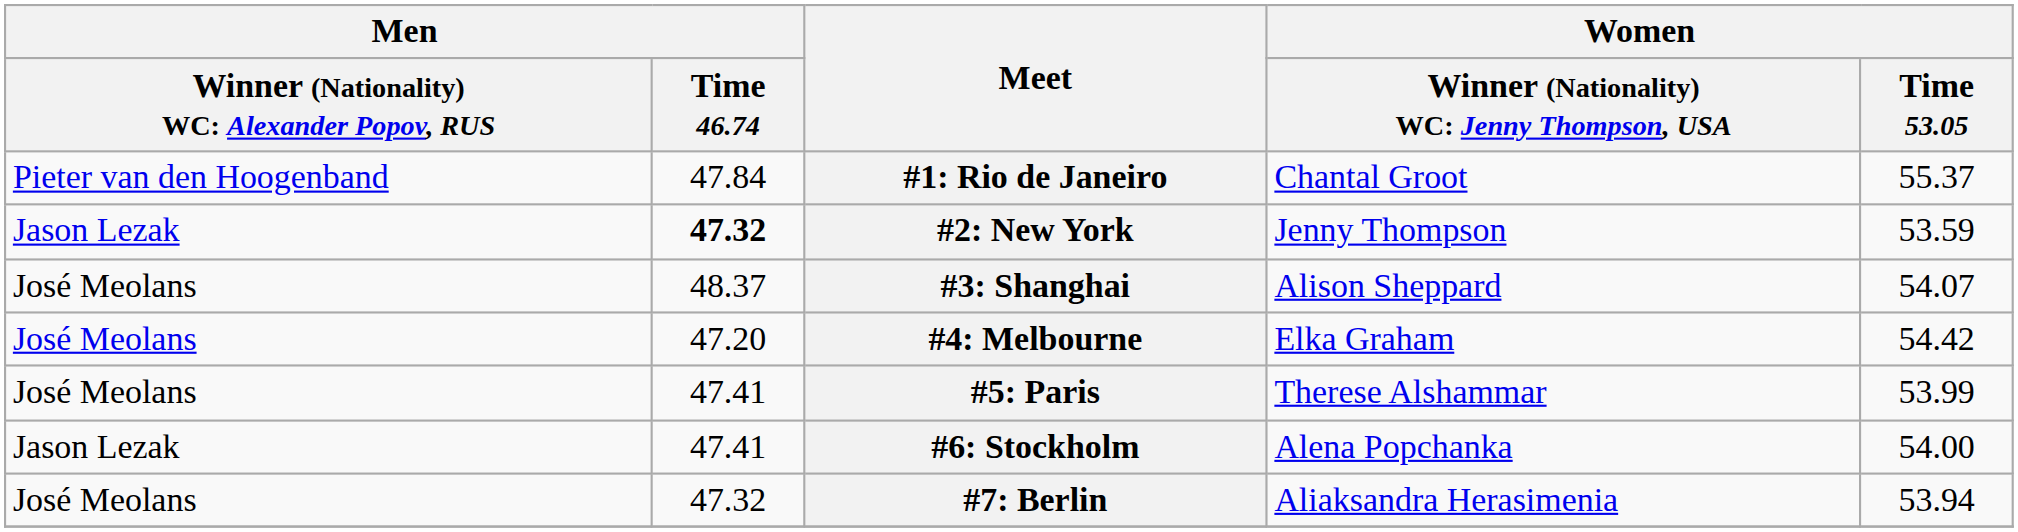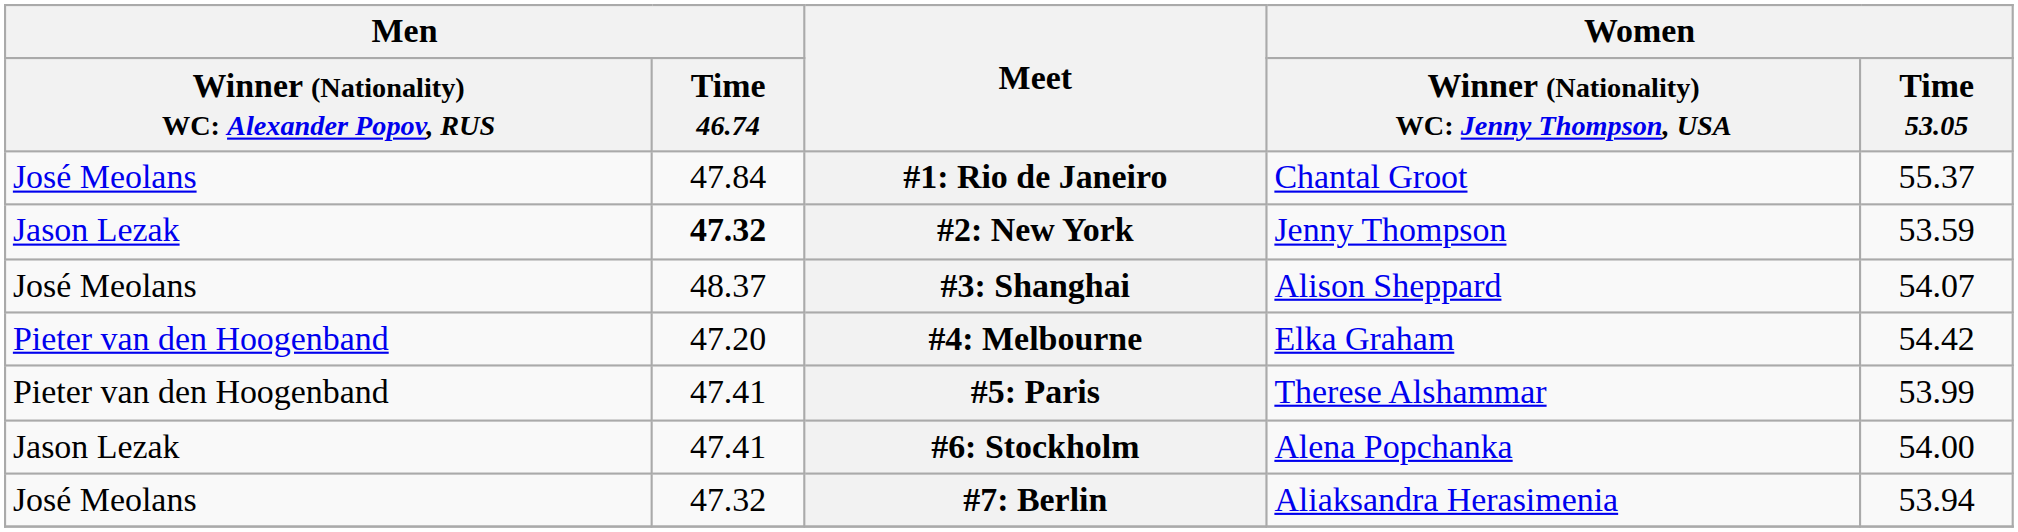(201, 177) Pieter van den Hoogenband -> (105, 177) José Meolans
(105, 338) José Meolans -> (201, 338) Pieter van den Hoogenband
(105, 392) José Meolans -> (201, 392) Pieter van den Hoogenband
